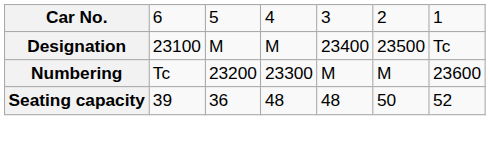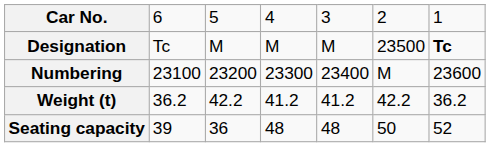(177, 45) 23100 -> (162, 45) Tc
(345, 45) 23400 -> (328, 45) M
(442, 45) normal -> (442, 45) bold
(162, 73) Tc -> (177, 73) 23100
(328, 73) M -> (345, 73) 23400
+ row: (77, 100)
